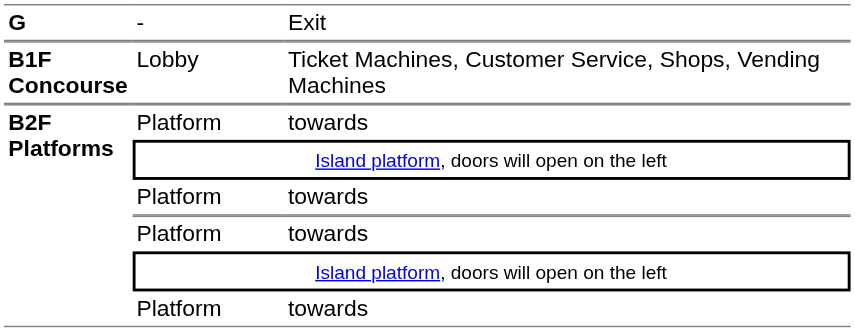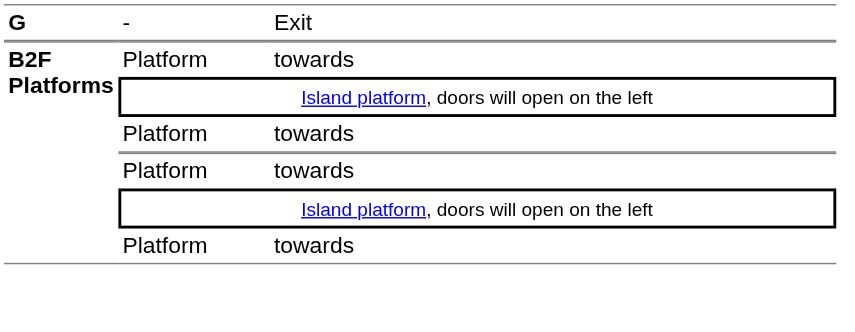- row: (168, 59)
